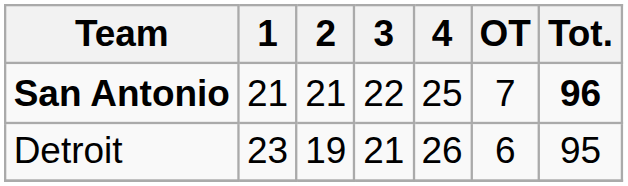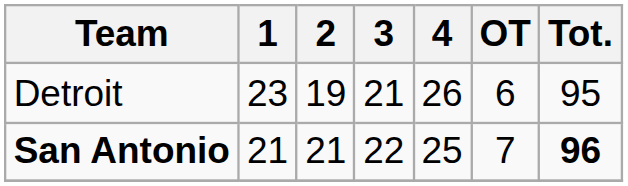rows swapped: (122, 92) <-> (68, 151)
